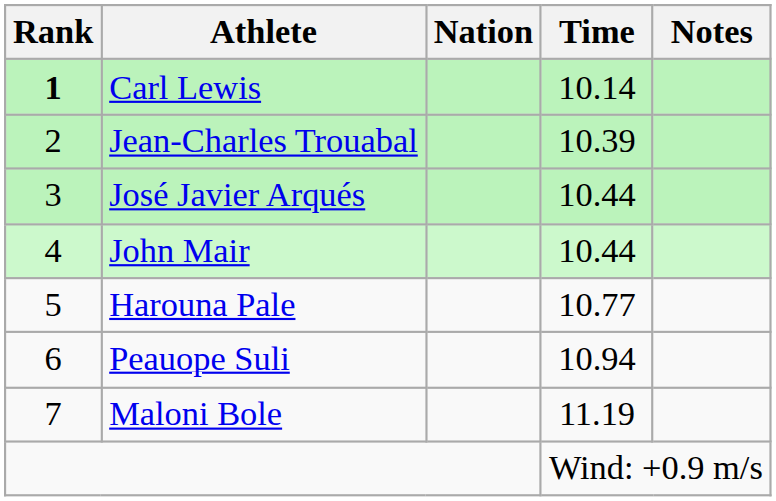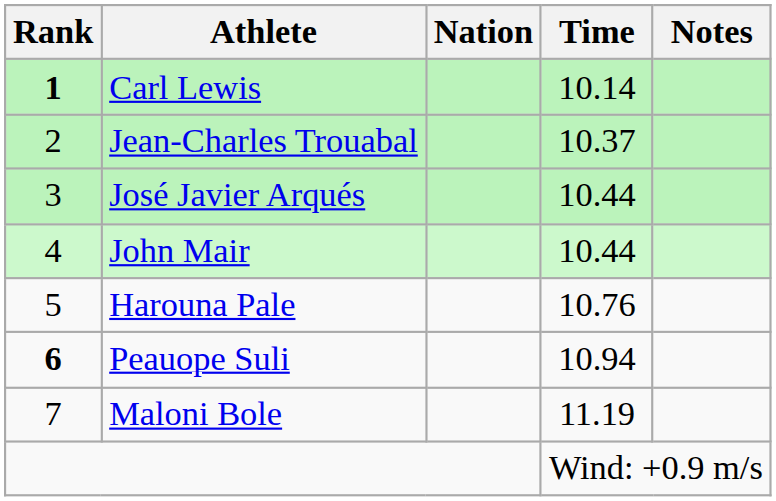(597, 140) 10.39 -> (597, 140) 10.37
(597, 304) 10.77 -> (597, 304) 10.76
(53, 359) normal -> (53, 359) bold
